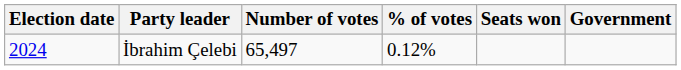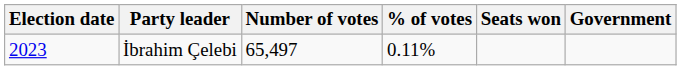(28, 49) 2024 -> (28, 49) 2023
(411, 49) 0.12% -> (411, 49) 0.11%
